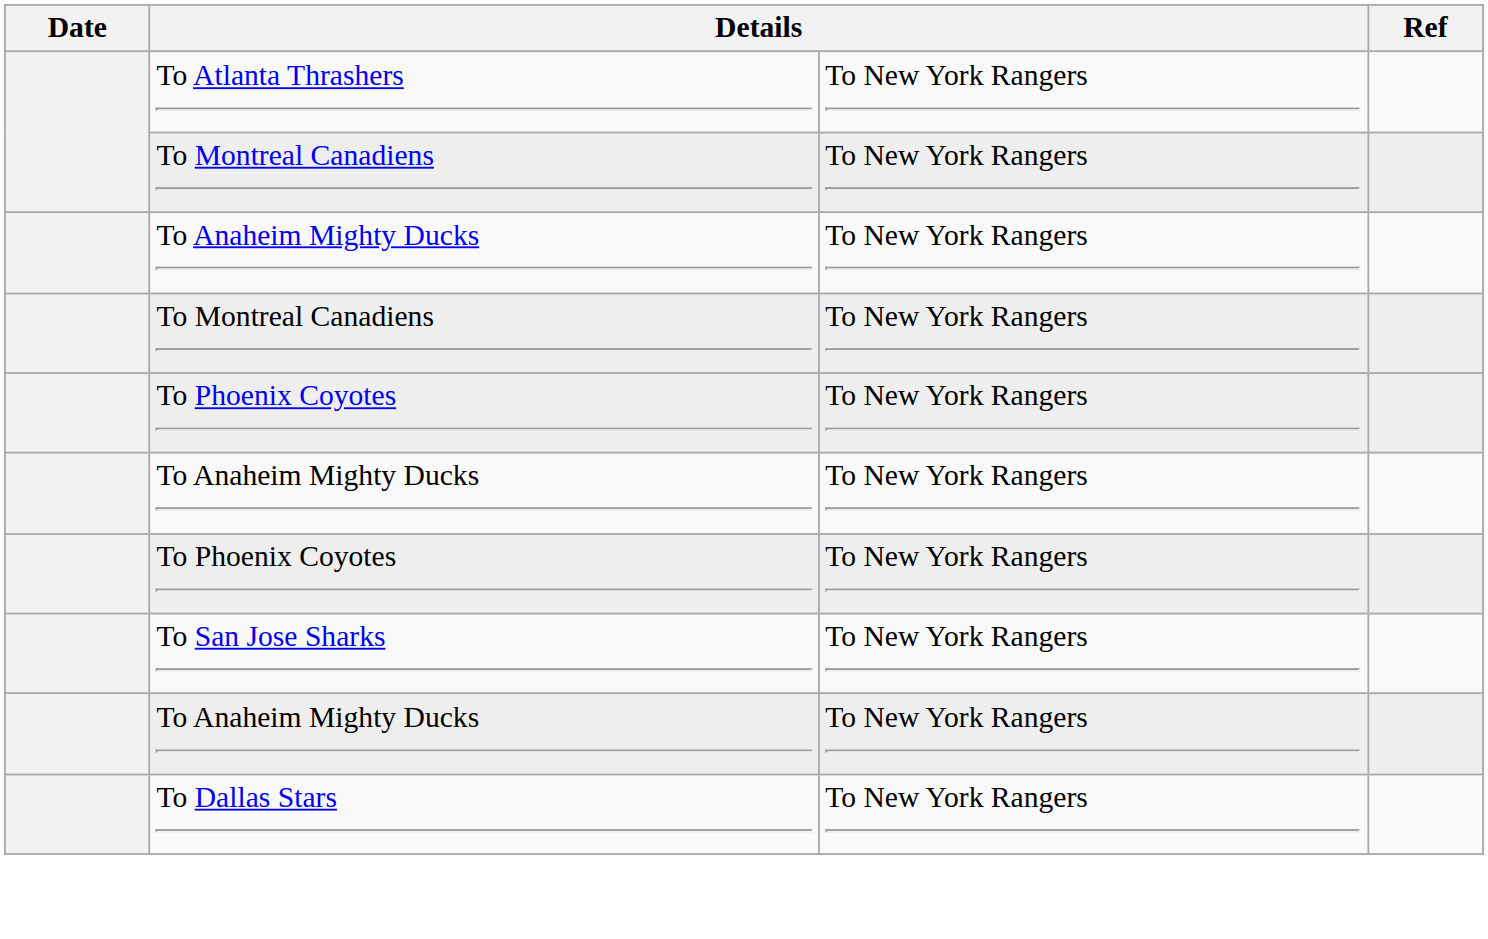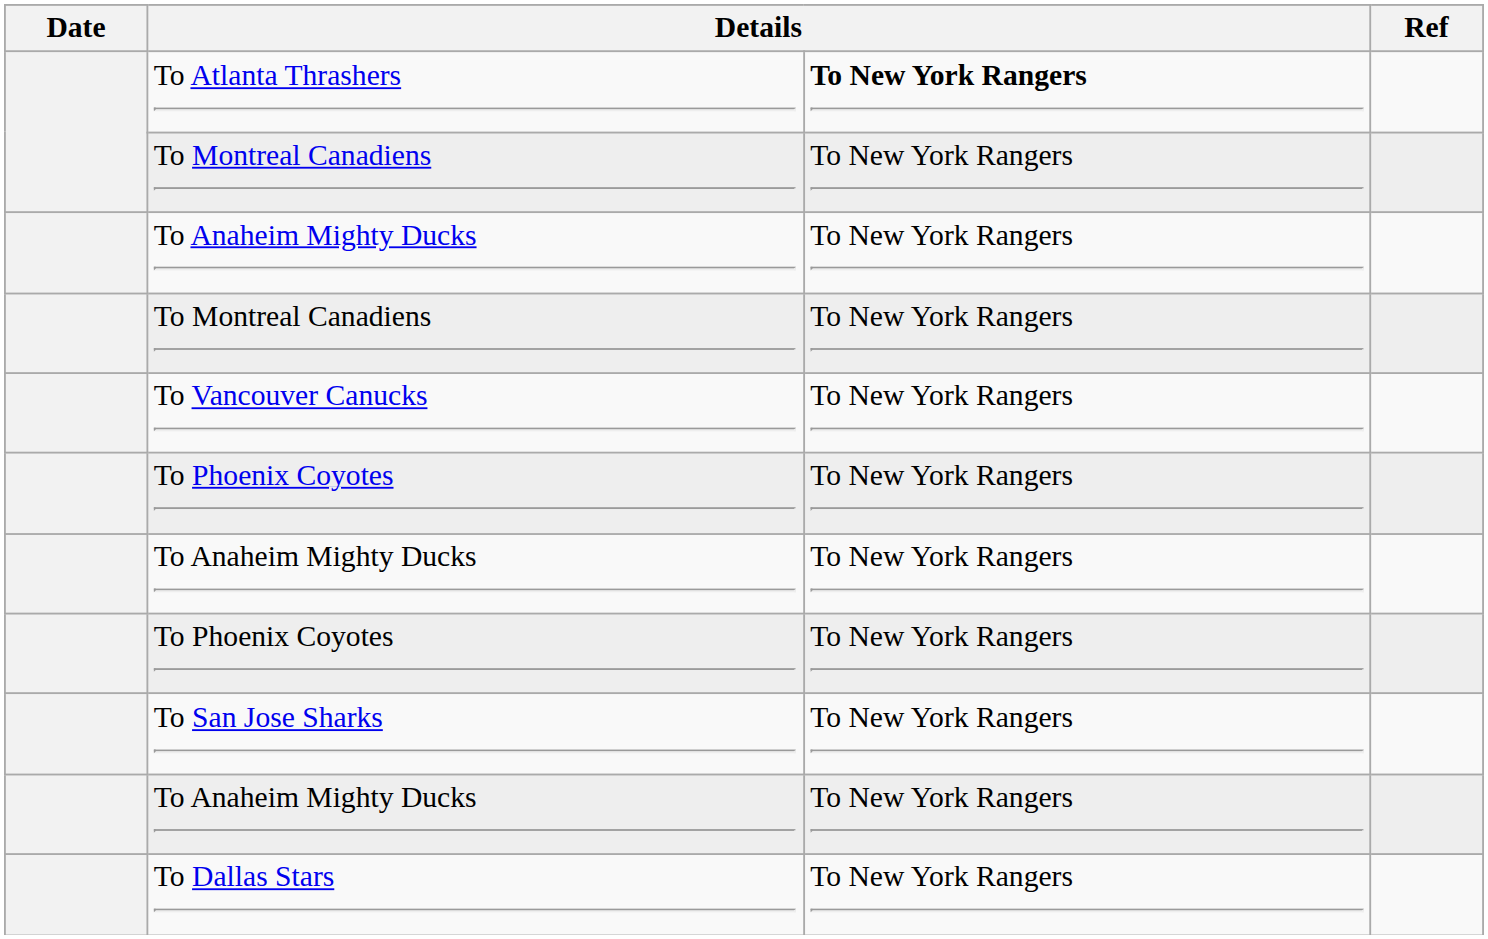(1093, 85) normal -> (1087, 85) bold
+ row: (76, 413)
